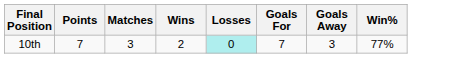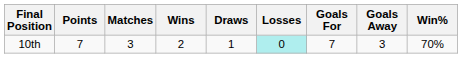+ column: (231, 20)
(382, 44) 77% -> (432, 44) 70%
